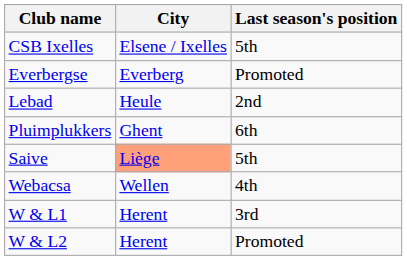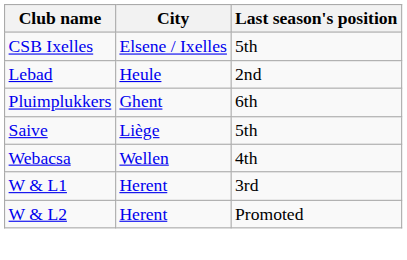- row: (48, 74)
(139, 158) lightsalmon background -> (139, 130) no background
